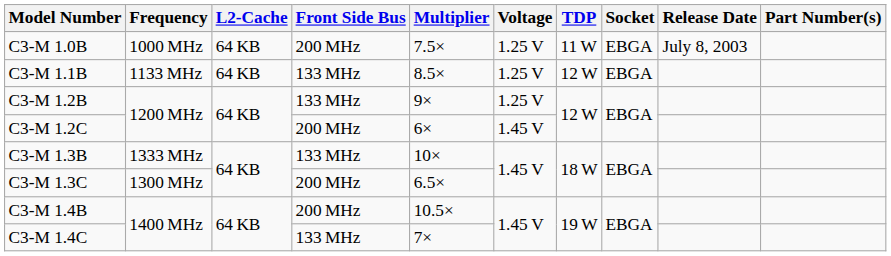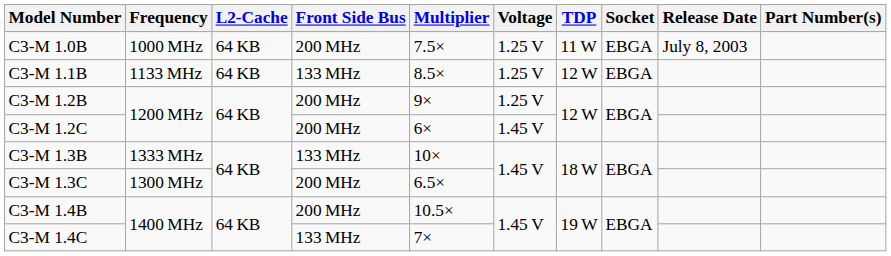(328, 100) 133 MHz -> (328, 100) 200 MHz
